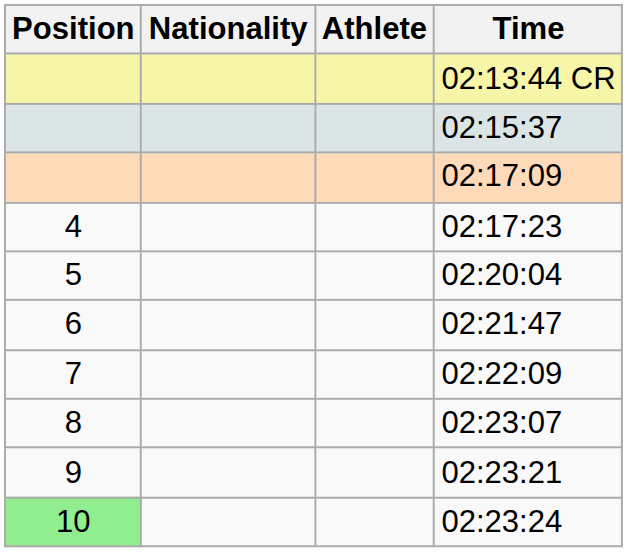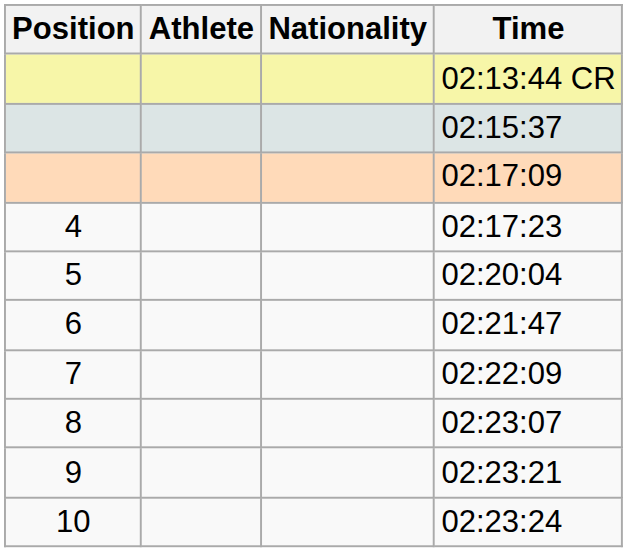columns swapped: (374, 29) <-> (228, 29)
(73, 521) lightgreen background -> (73, 521) no background
